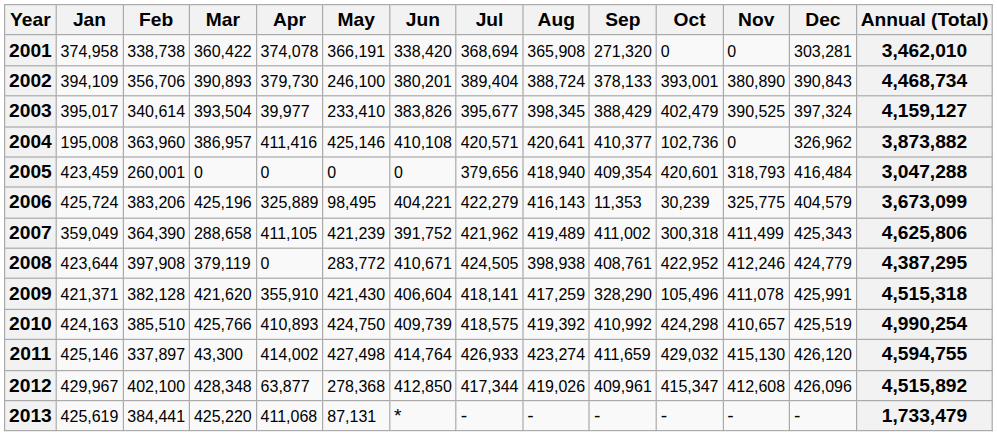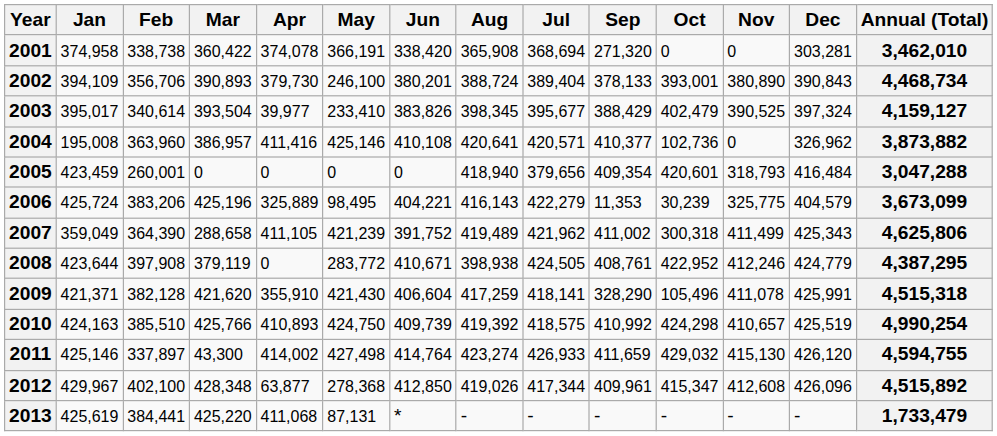columns swapped: (490, 19) <-> (556, 19)
